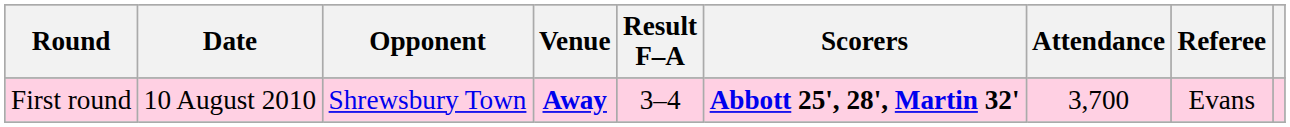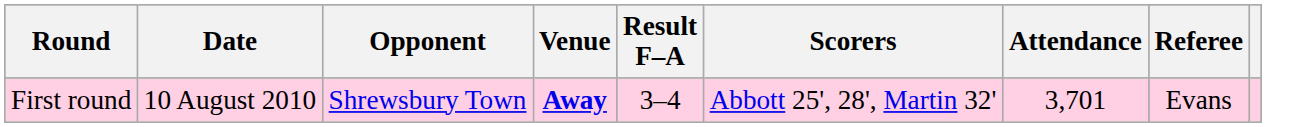(865, 99) bold -> (853, 99) normal
(1098, 99) 3,700 -> (1075, 99) 3,701
